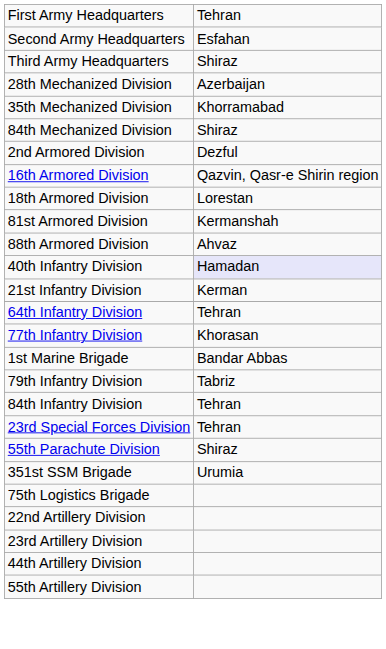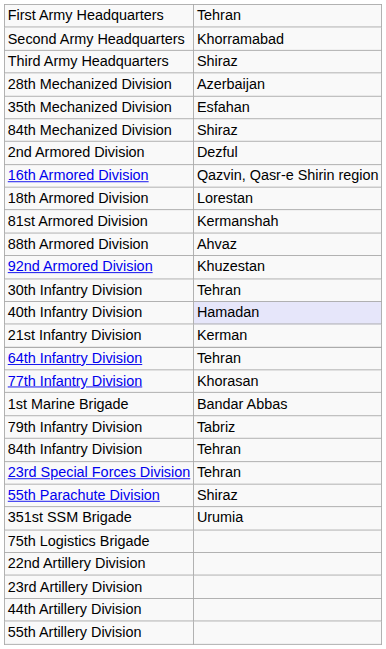(223, 38) Esfahan -> (241, 38) Khorramabad
(241, 107) Khorramabad -> (223, 107) Esfahan
+ row: (80, 267)
+ row: (75, 289)
